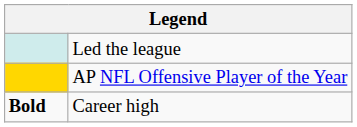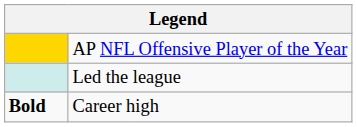rows swapped: (210, 77) <-> (127, 48)
